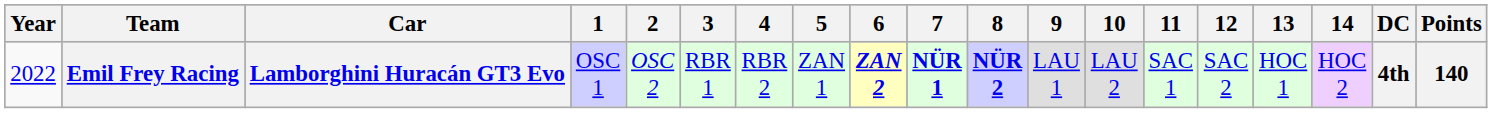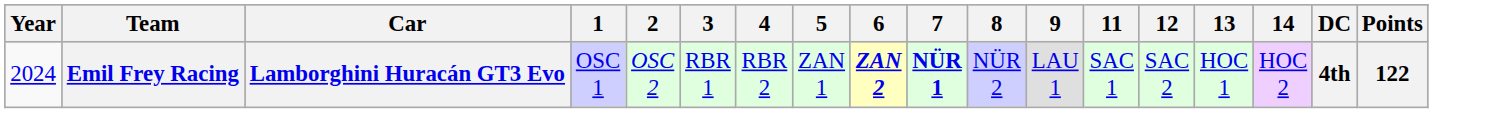- column: (1114, 22)
(33, 74) 2022 -> (33, 74) 2024
(997, 74) bold -> (997, 74) normal
(1451, 74) 140 -> (1392, 74) 122
